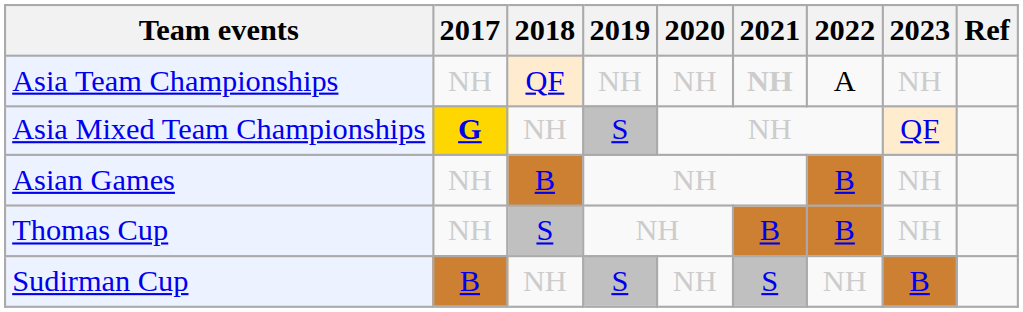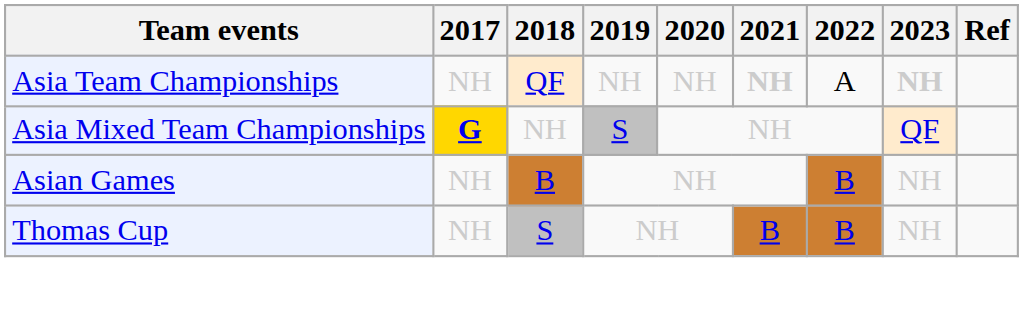(920, 80) normal -> (920, 80) bold
- row: (100, 280)
